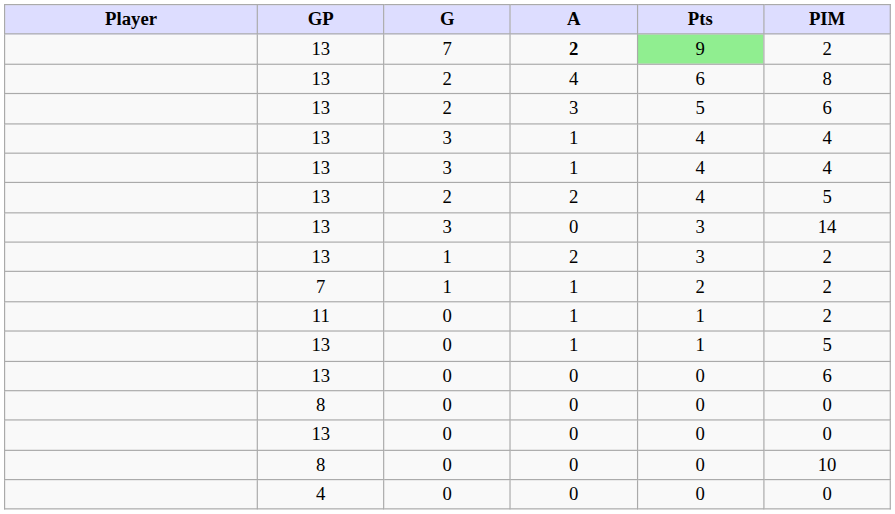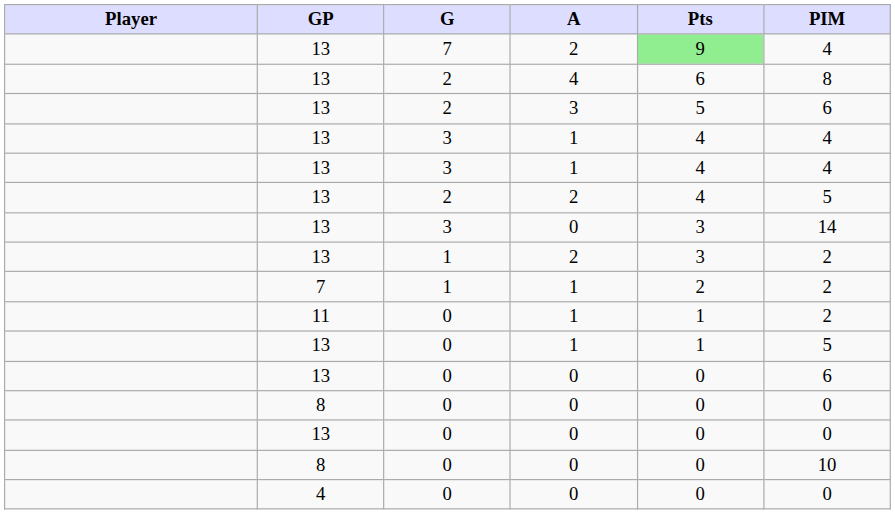(574, 49) bold -> (574, 49) normal
(827, 49) 2 -> (827, 49) 4
